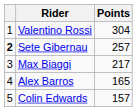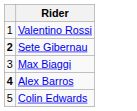- column: (114, 13)
(10, 81) normal -> (10, 81) bold
